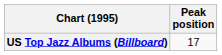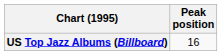(193, 42) 17 -> (193, 42) 16
